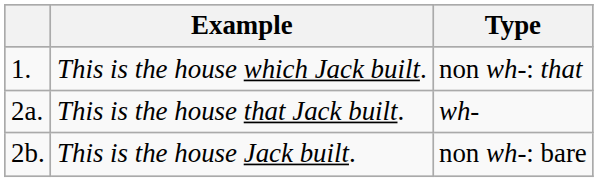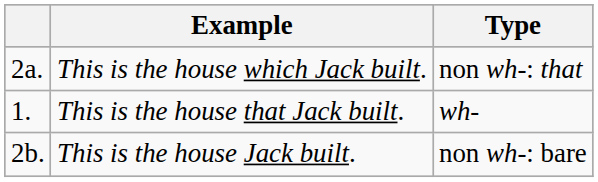(21, 68) 1. -> (27, 68) 2a.
(27, 111) 2a. -> (21, 111) 1.
